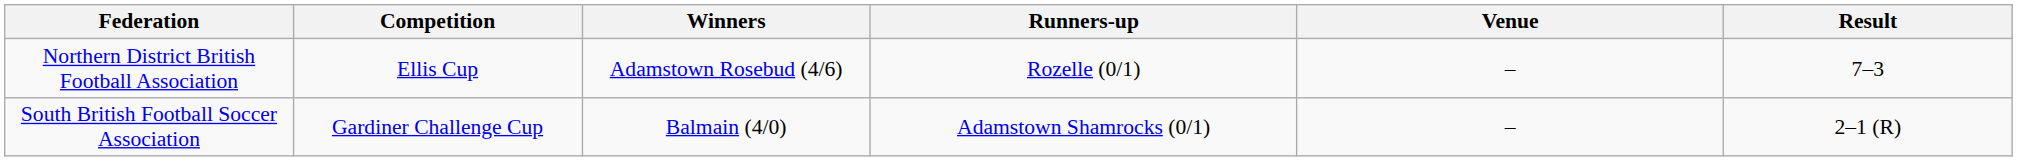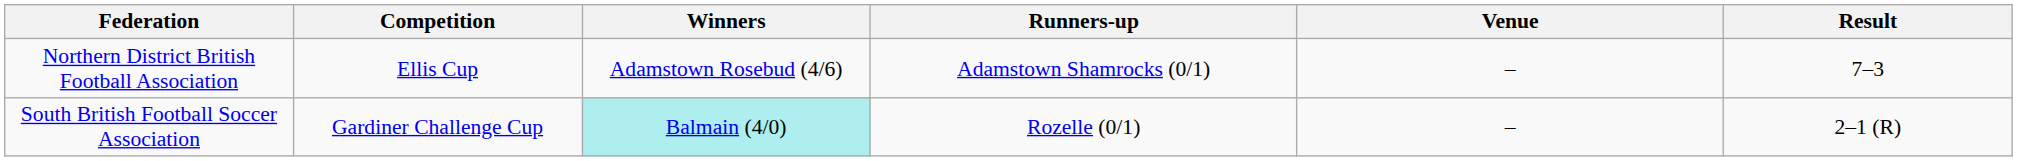(1084, 68) Rozelle (0/1) -> (1084, 68) Adamstown Shamrocks (0/1)
(726, 126) no background -> (726, 126) paleturquoise background
(1084, 126) Adamstown Shamrocks (0/1) -> (1084, 126) Rozelle (0/1)
